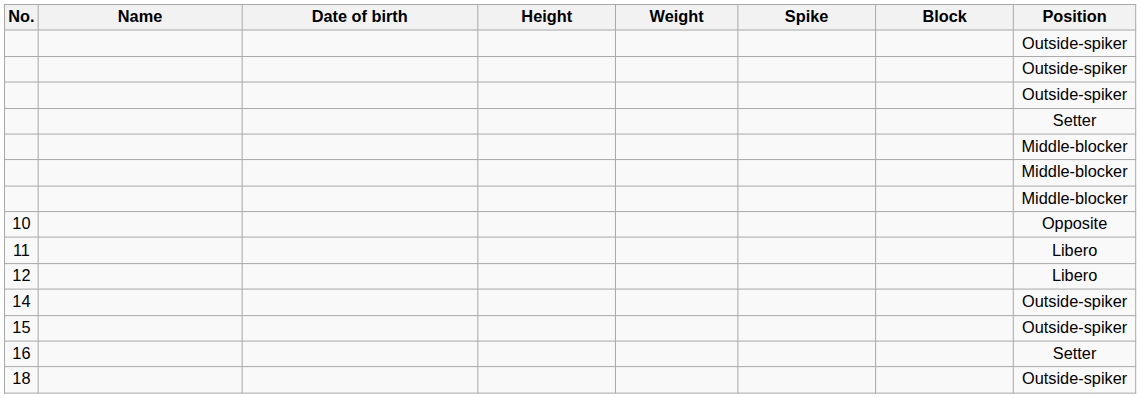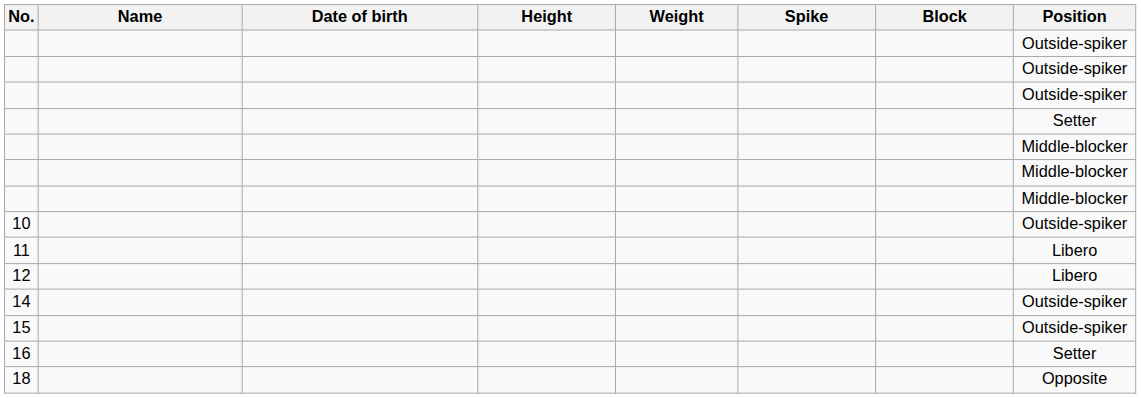(1075, 224) Opposite -> (1075, 224) Outside-spiker
(1075, 379) Outside-spiker -> (1075, 379) Opposite
